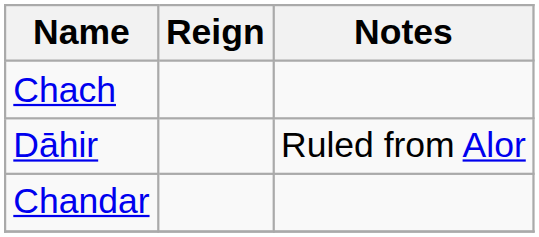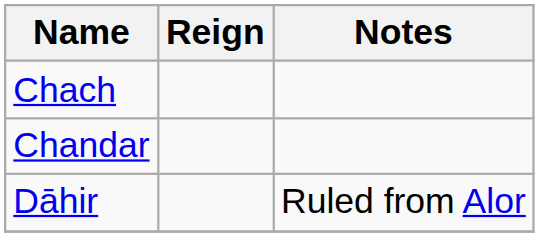rows swapped: (81, 201) <-> (56, 145)
